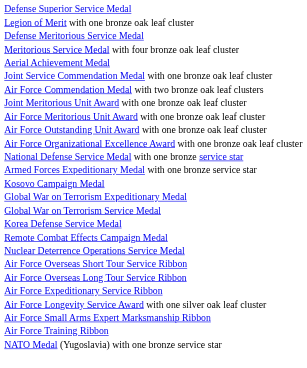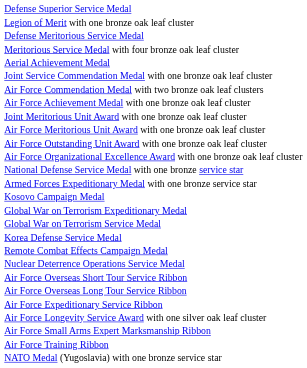+ row: (127, 103)
